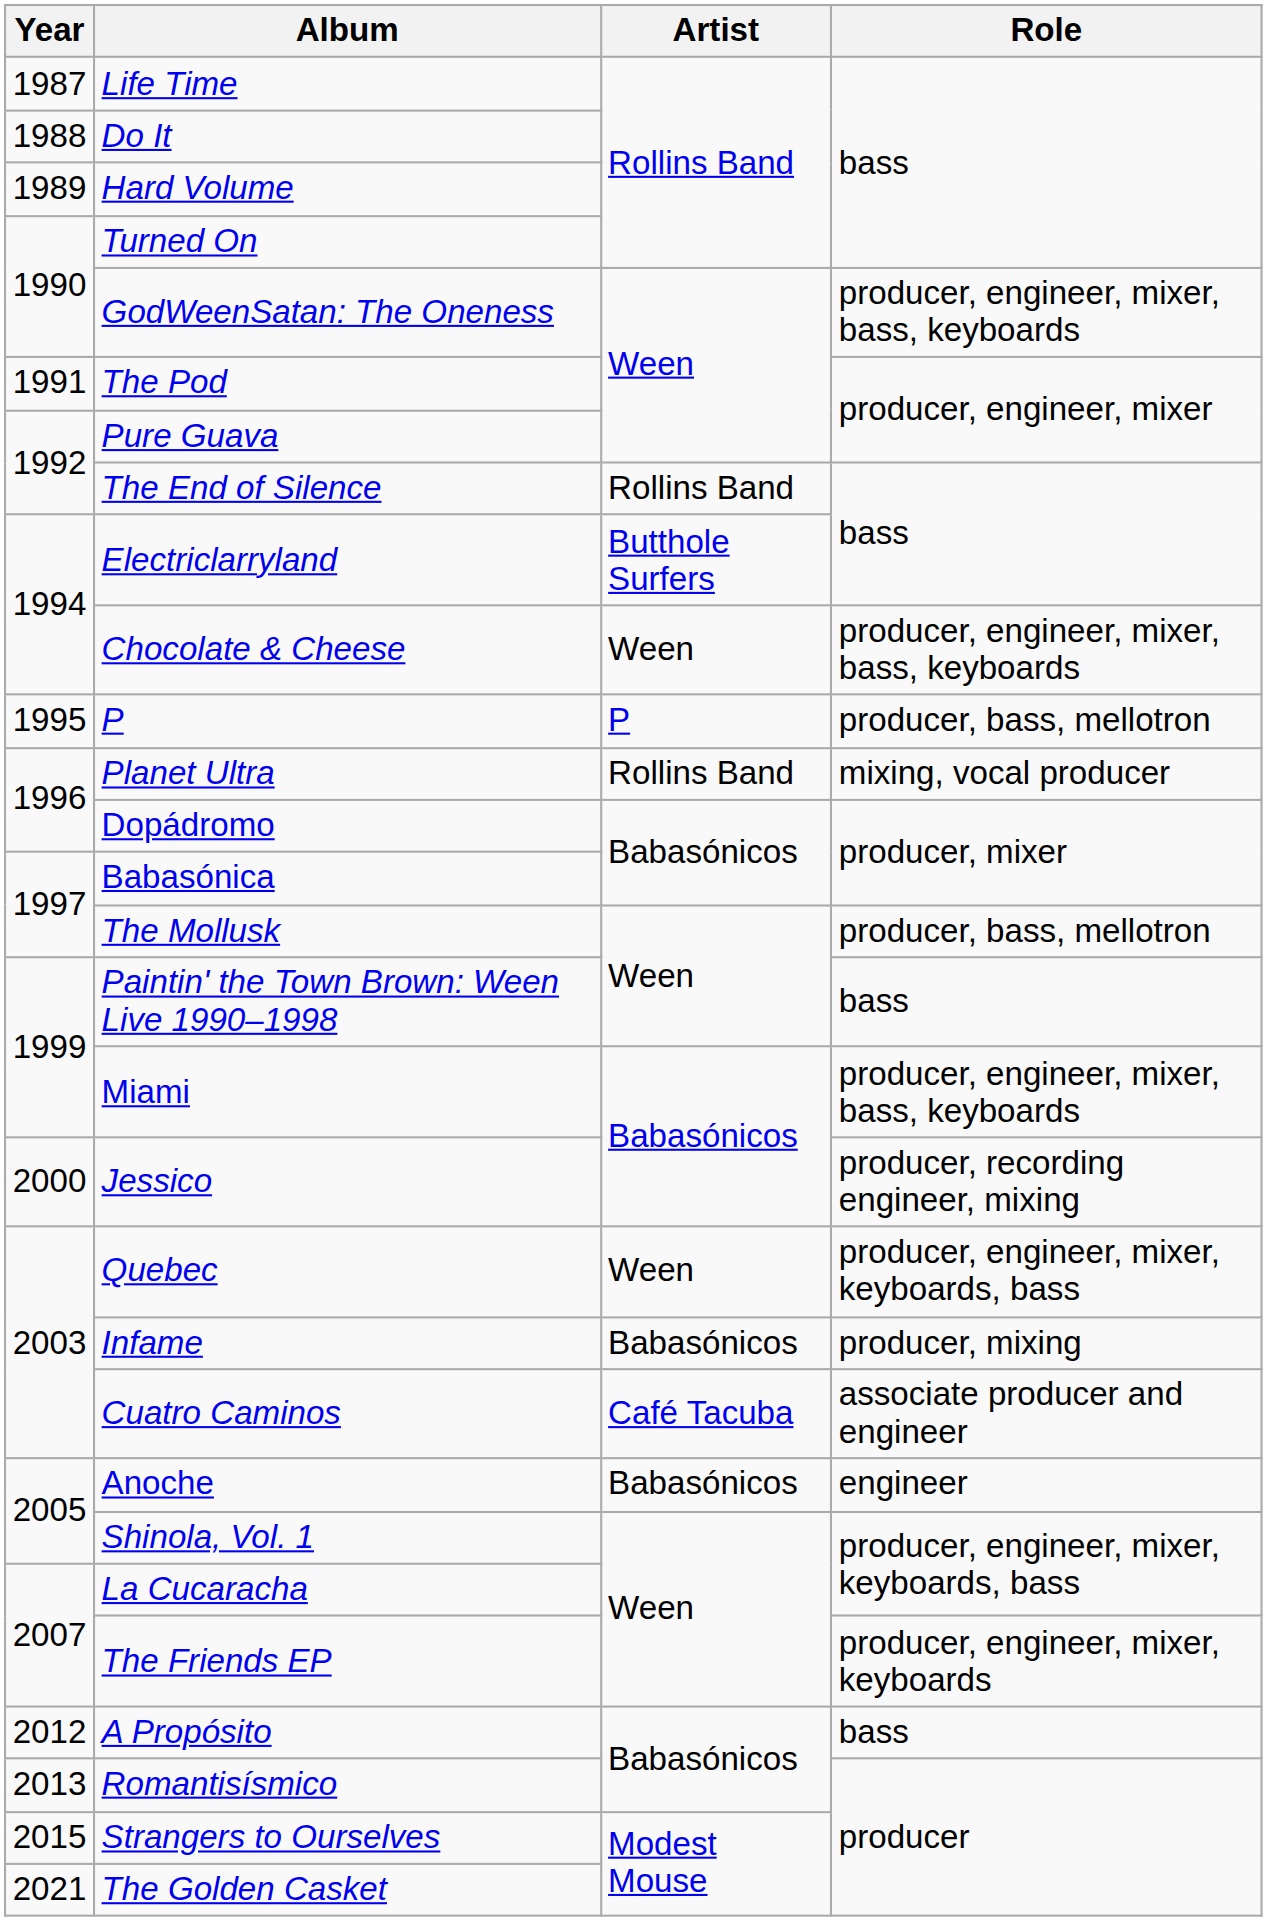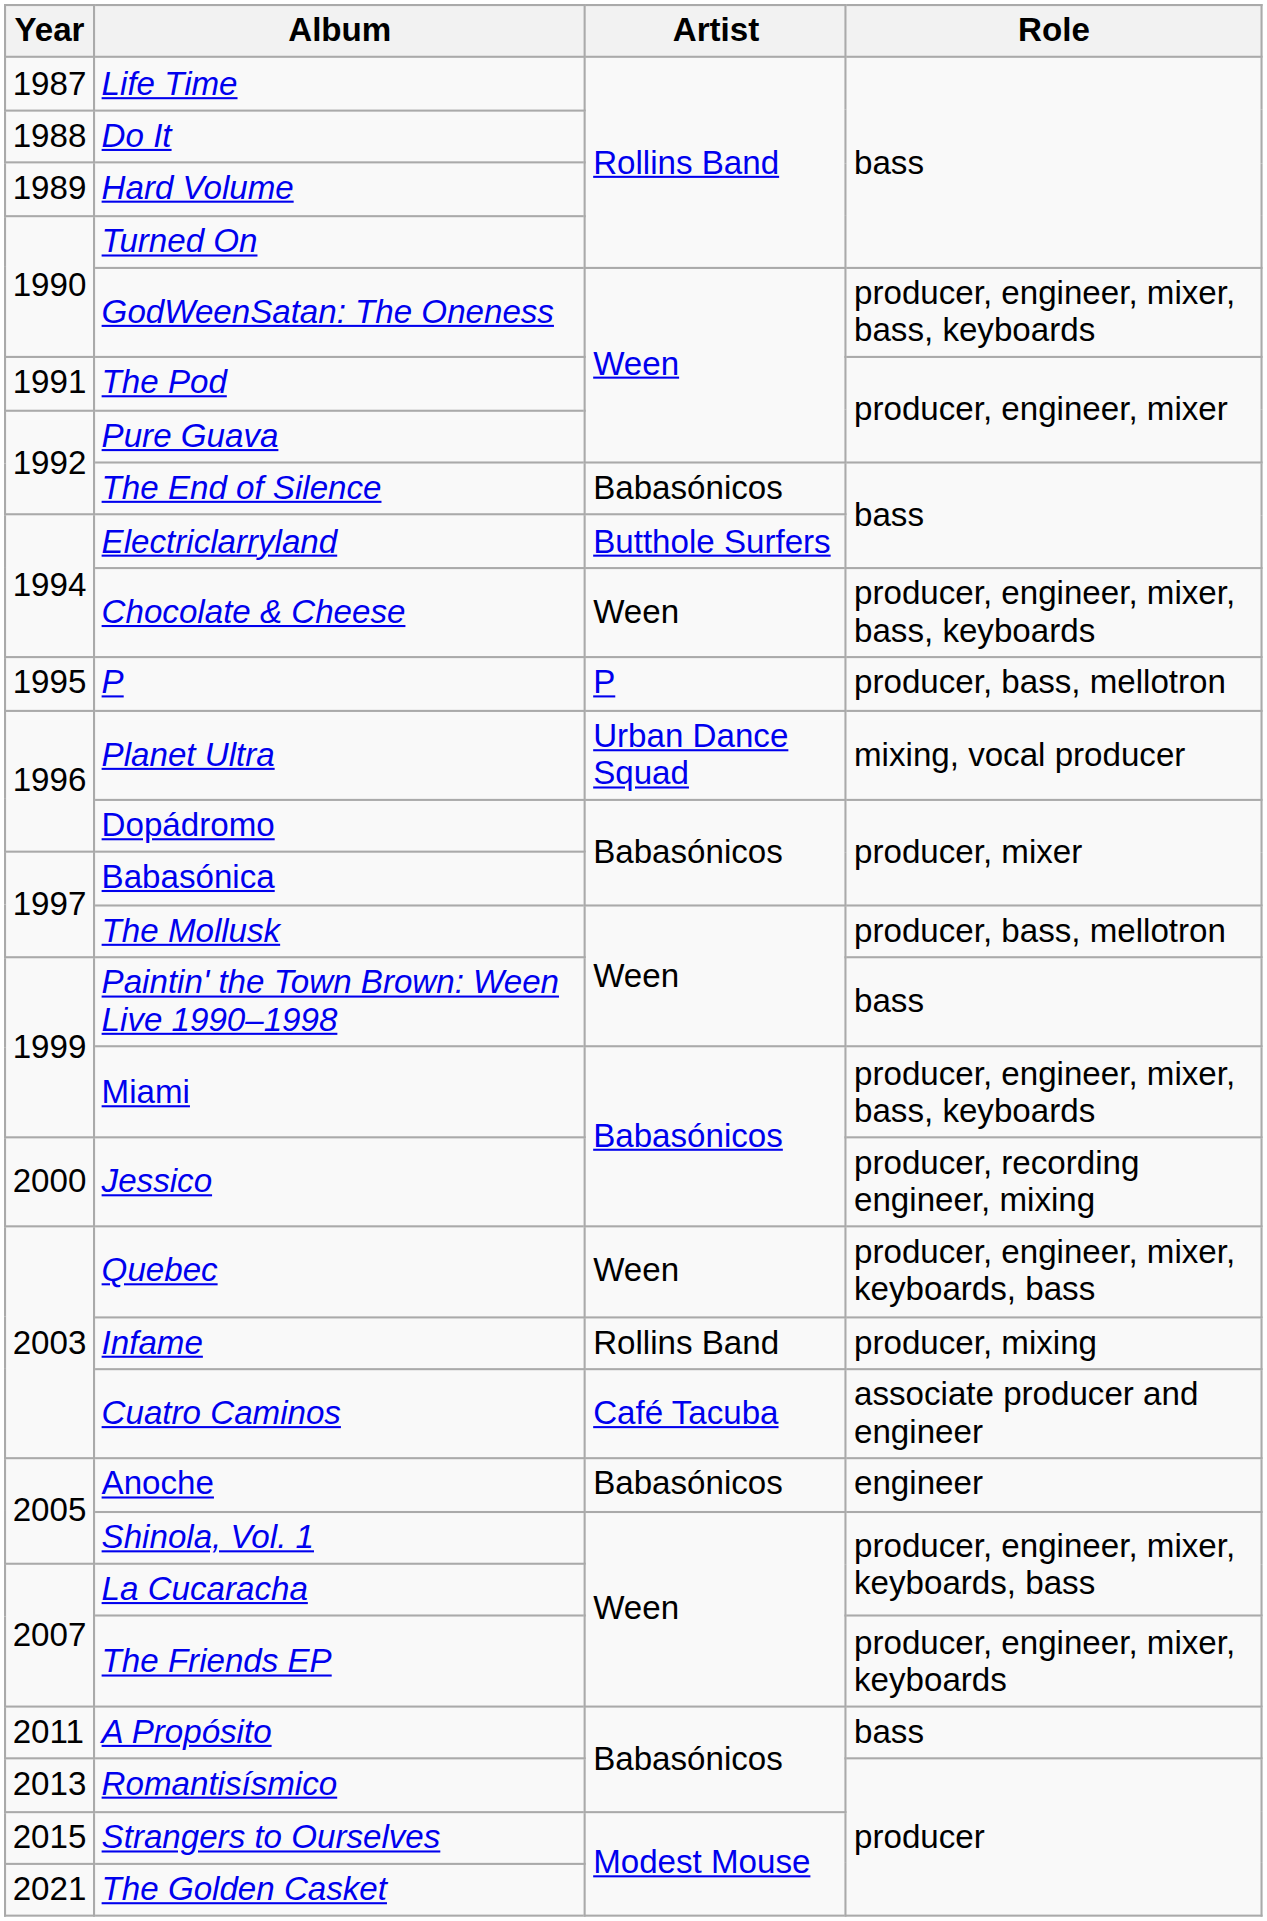(701, 488) Rollins Band -> (688, 488) Babasónicos
(701, 772) Rollins Band -> (691, 754) Urban Dance Squad
(703, 1342) Babasónicos -> (686, 1342) Rollins Band
(50, 1731) 2012 -> (48, 1731) 2011
